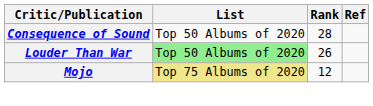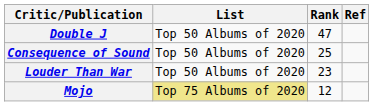+ row: (78, 33)
(325, 33) 28 -> (325, 53) 25
(230, 53) lightgreen background -> (230, 72) no background
(325, 53) 26 -> (325, 72) 23
